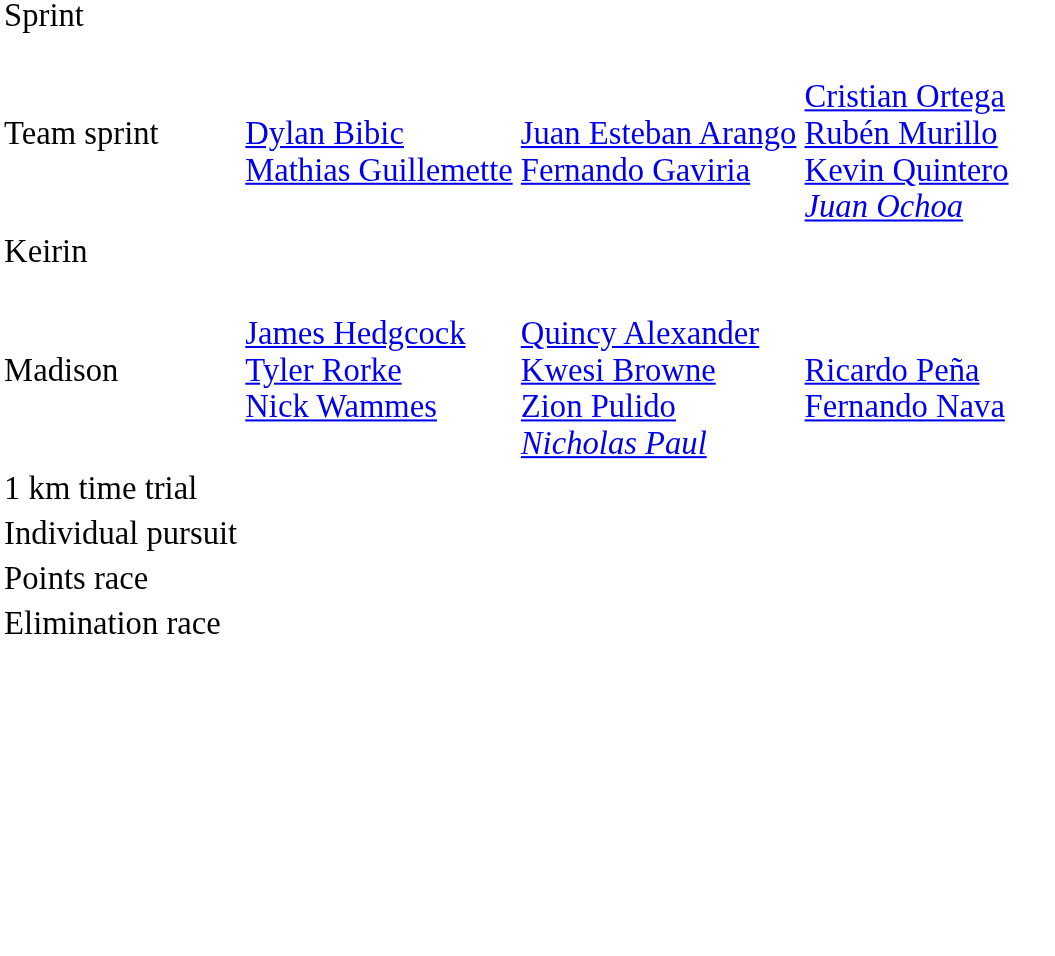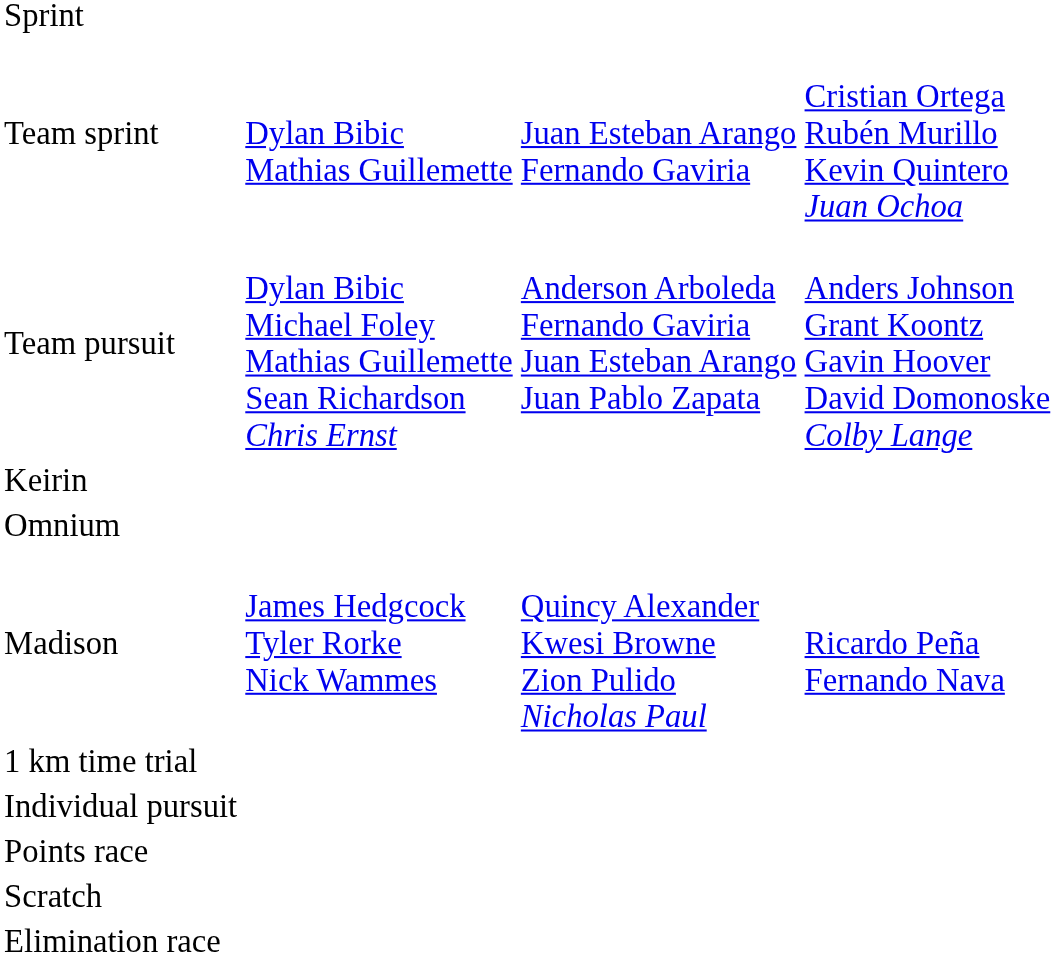+ row: (90, 343)
+ row: (62, 524)
+ row: (53, 896)
